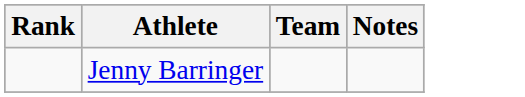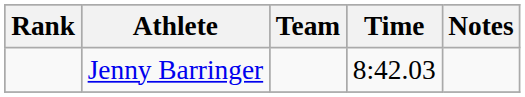+ column: (394, 26)
